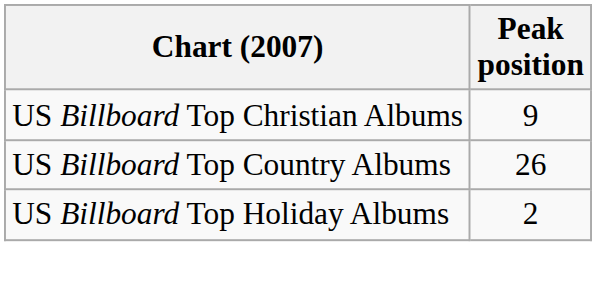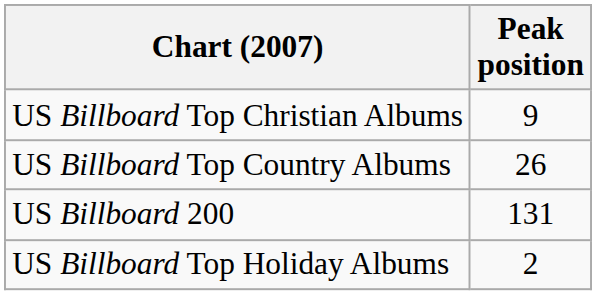+ row: (123, 213)
